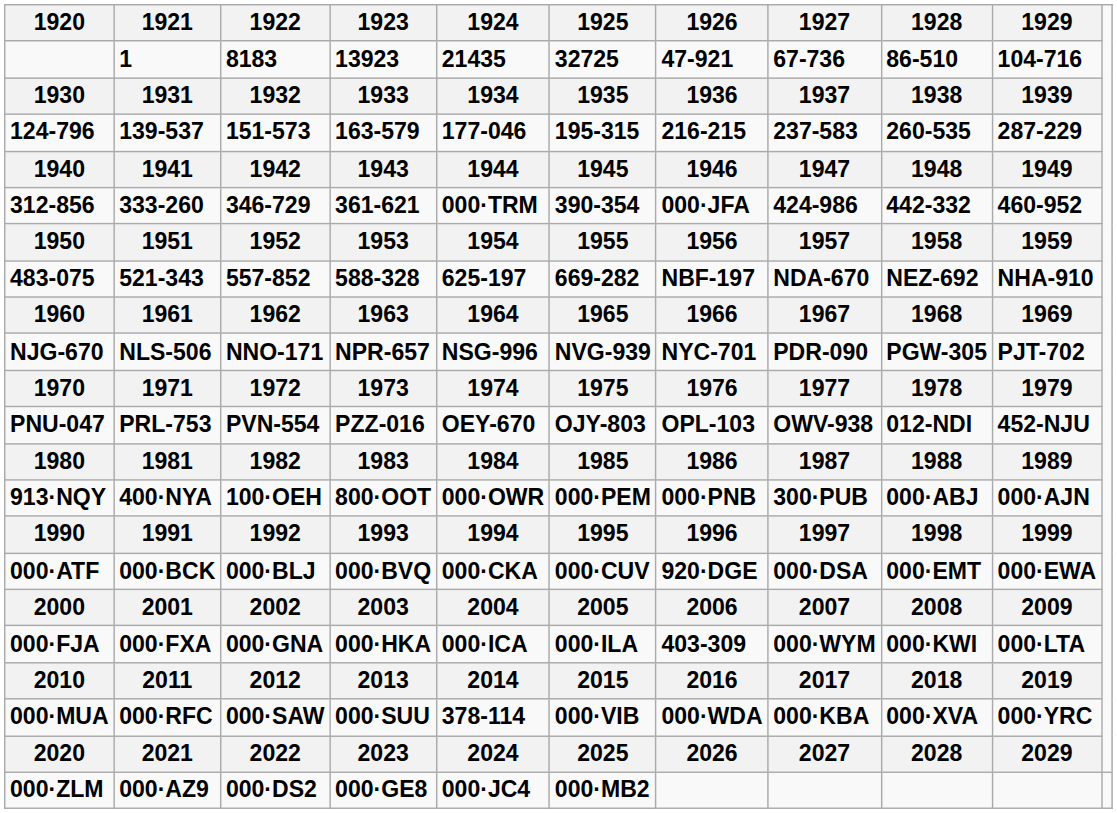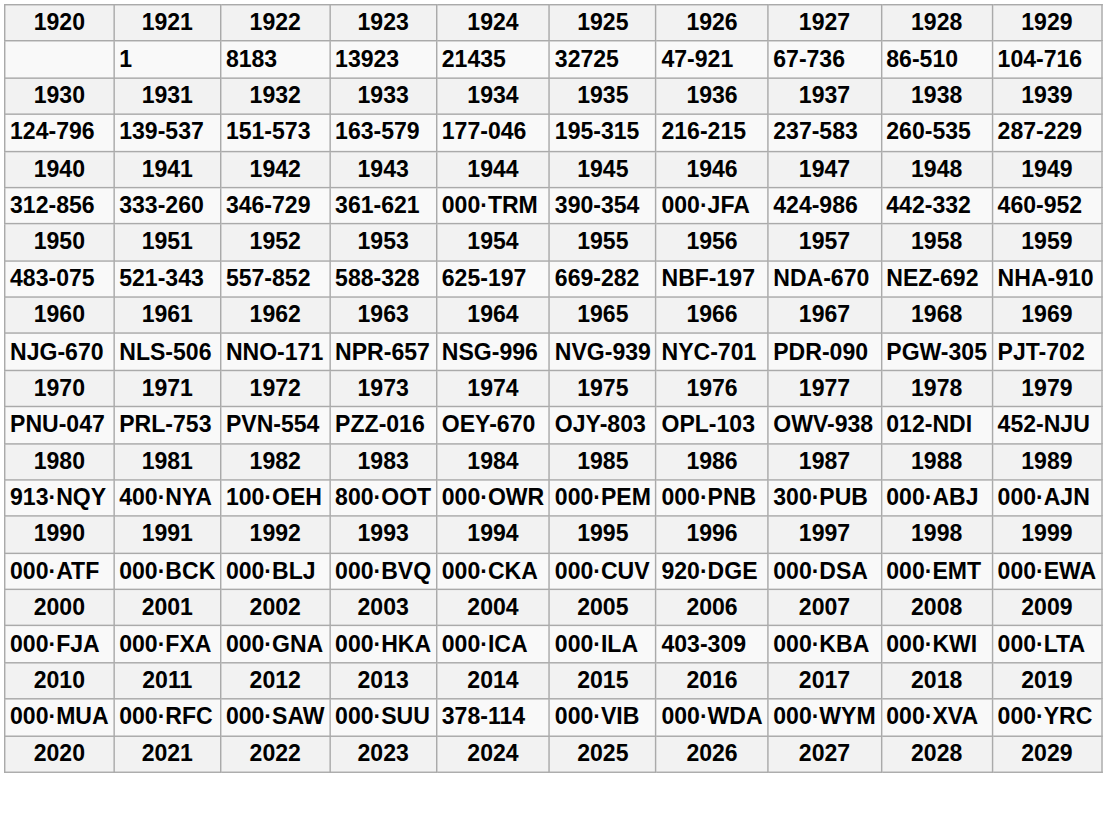(824, 643) 000·WYM -> (821, 643) 000·KBA
(821, 717) 000·KBA -> (824, 717) 000·WYM
- row: (57, 790)
